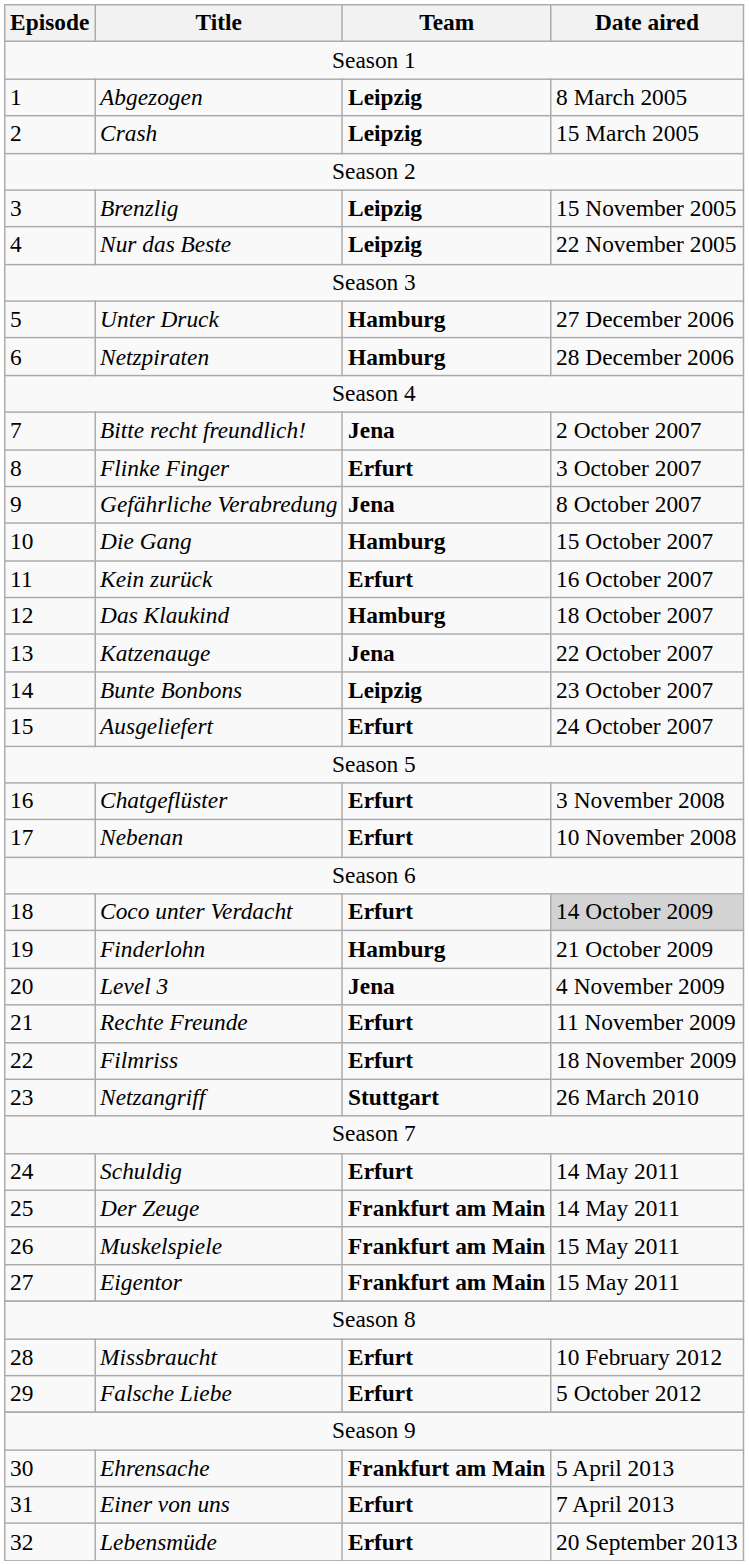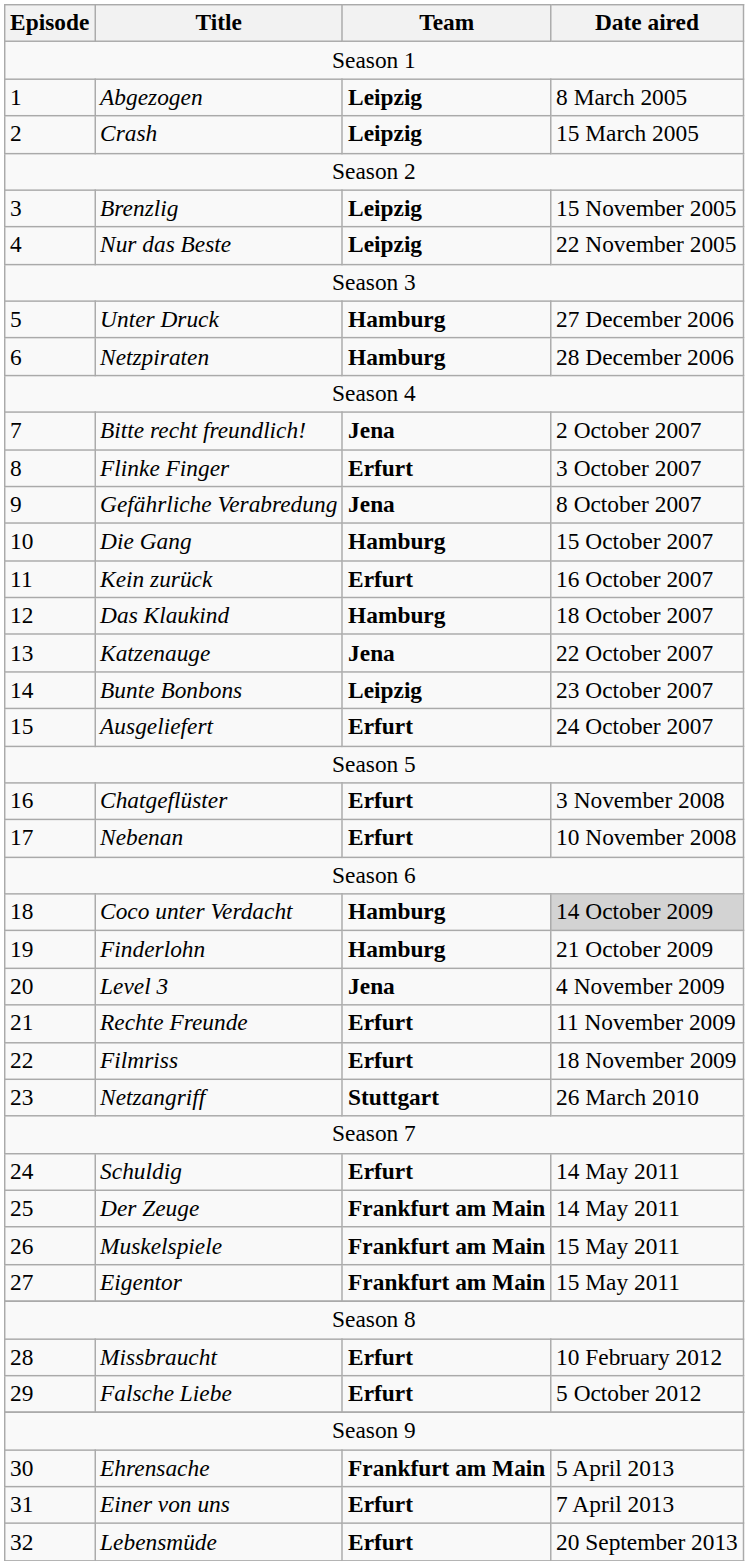(381, 912) Erfurt -> (397, 912) Hamburg
